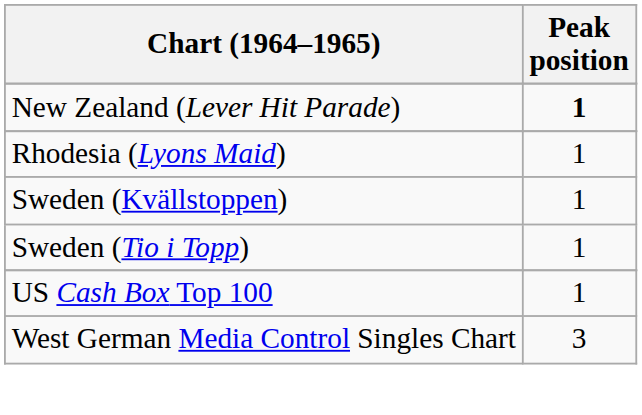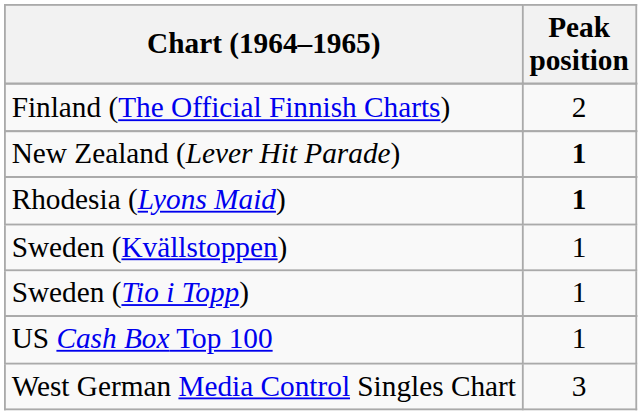+ row: (231, 107)
(579, 153) normal -> (579, 199) bold
